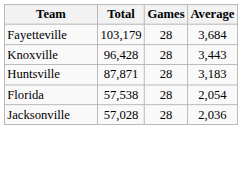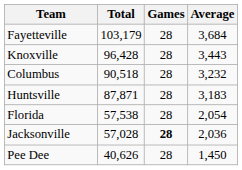+ row: (33, 74)
(166, 114) normal -> (166, 134) bold
+ row: (28, 154)
